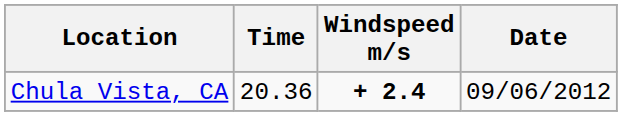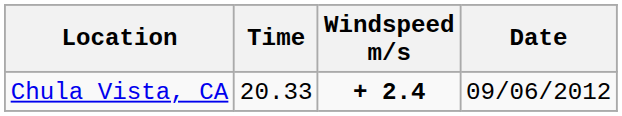(276, 92) 20.36 -> (276, 92) 20.33
